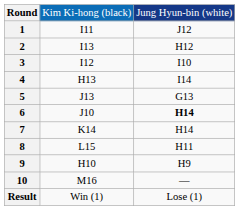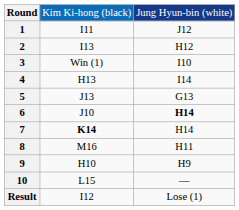(87, 63) I12 -> (87, 63) Win (1)
(87, 130) normal -> (87, 130) bold
(87, 146) L15 -> (87, 146) M16
(87, 180) M16 -> (87, 180) L15
(87, 197) Win (1) -> (87, 197) I12
